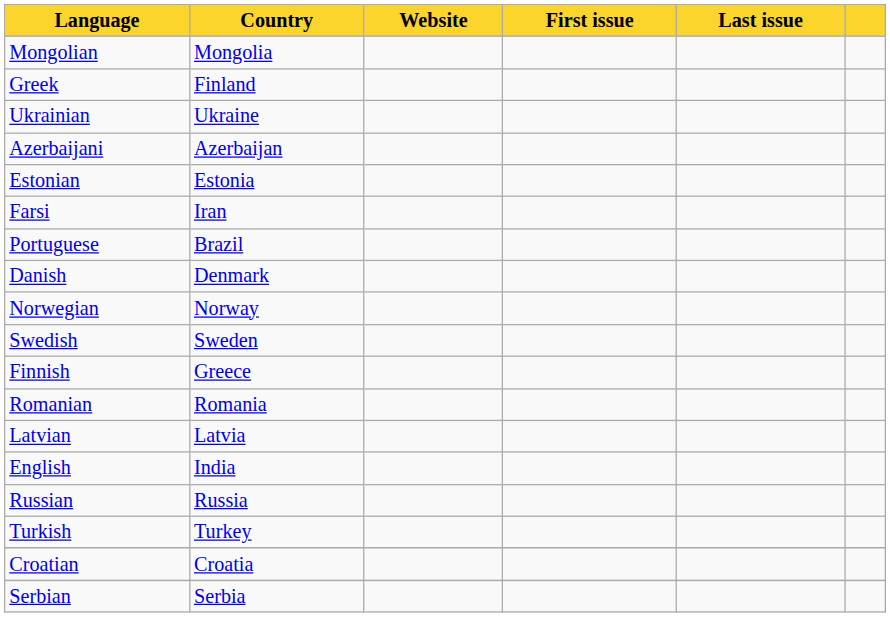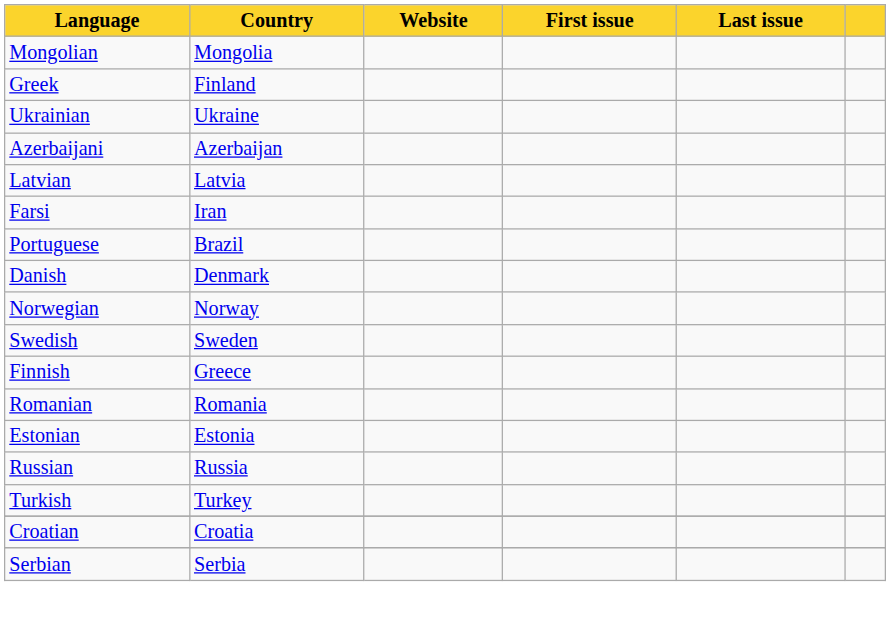rows swapped: (40, 436) <-> (45, 180)
- row: (40, 468)
